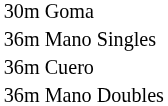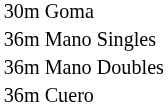rows swapped: (84, 95) <-> (49, 67)
